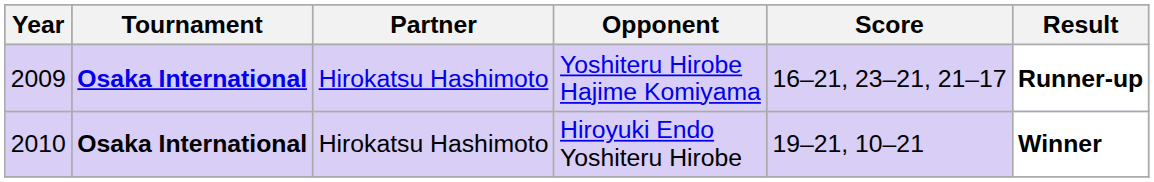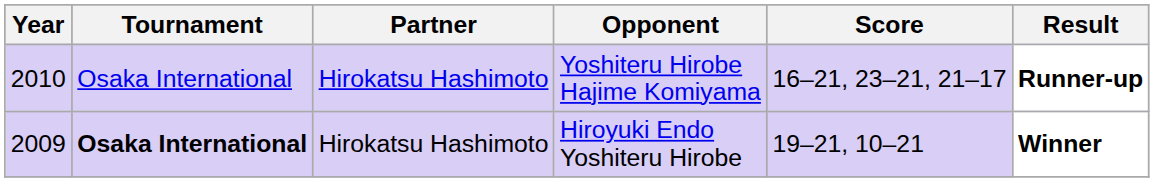(38, 78) 2009 -> (38, 78) 2010
(192, 78) bold -> (185, 78) normal
(38, 144) 2010 -> (38, 144) 2009
